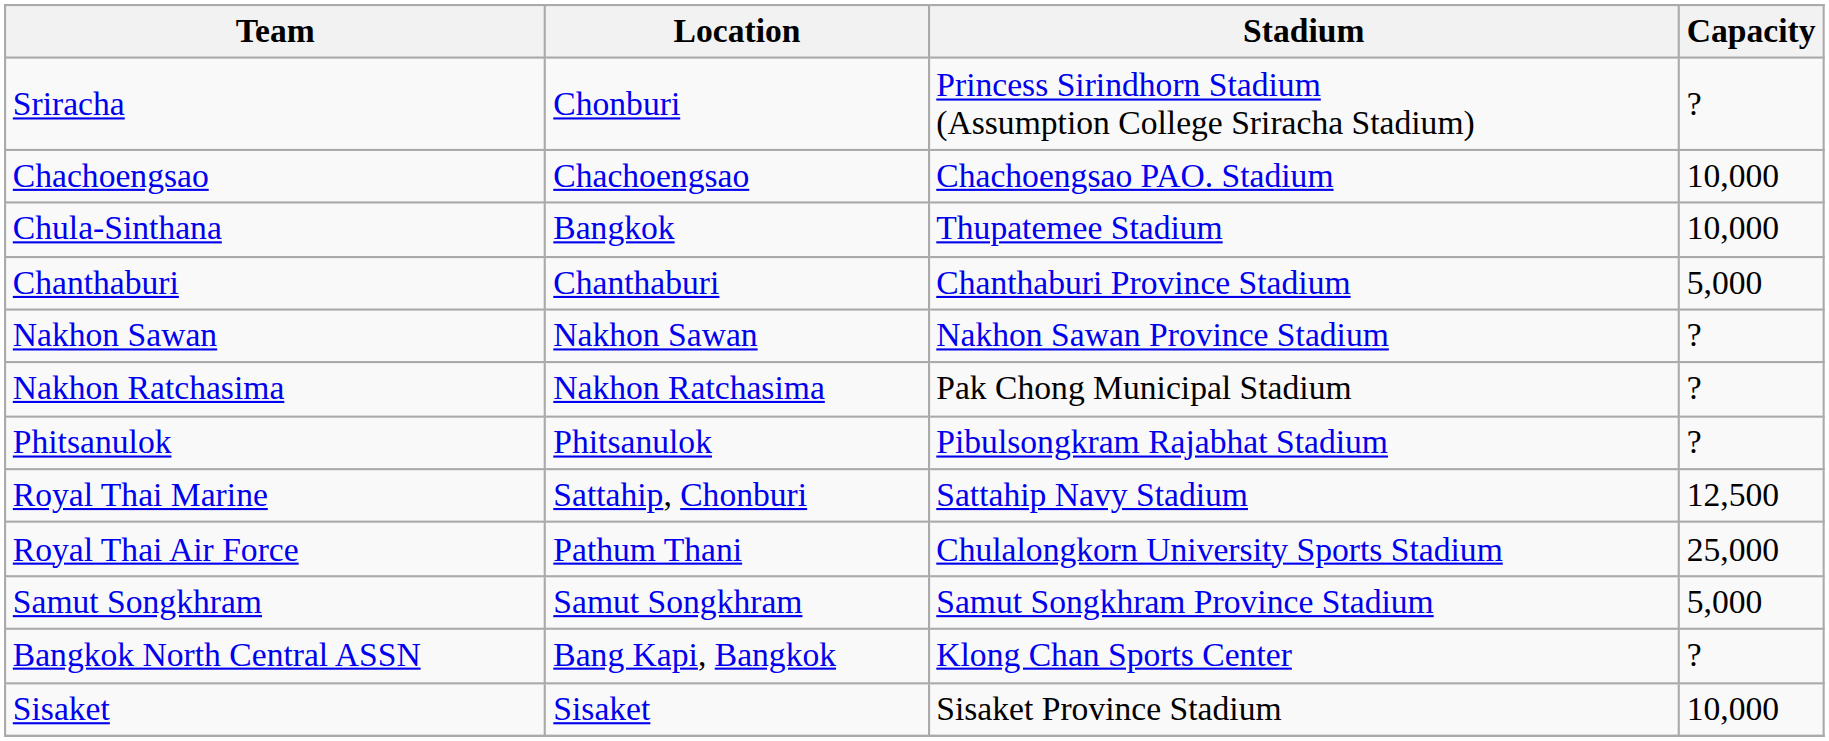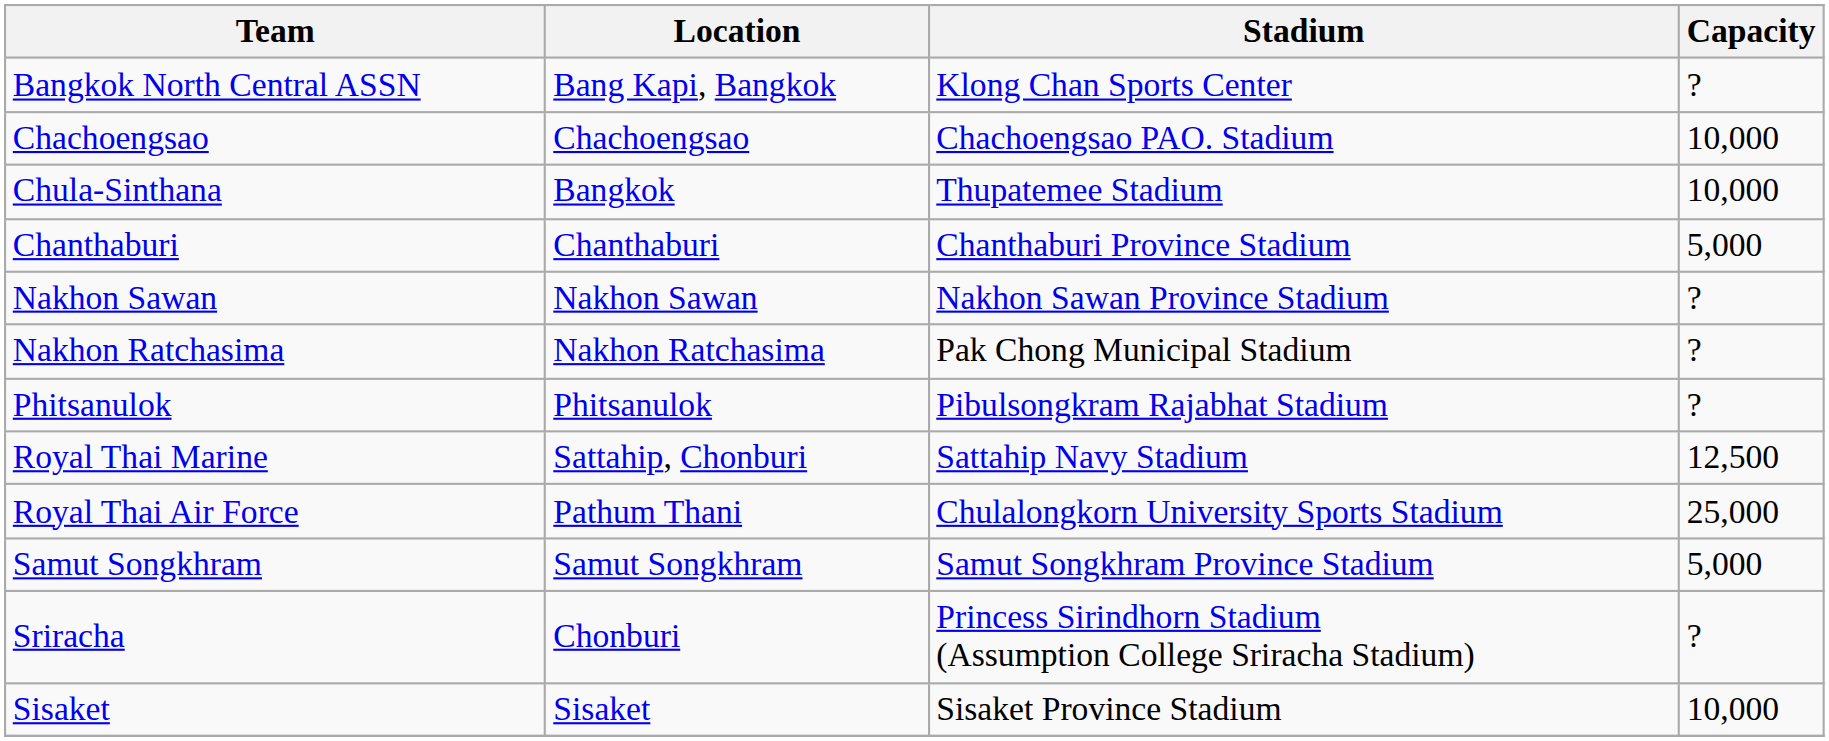rows swapped: (217, 655) <-> (69, 103)
